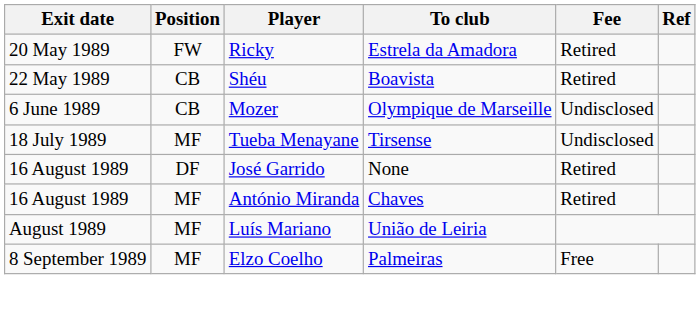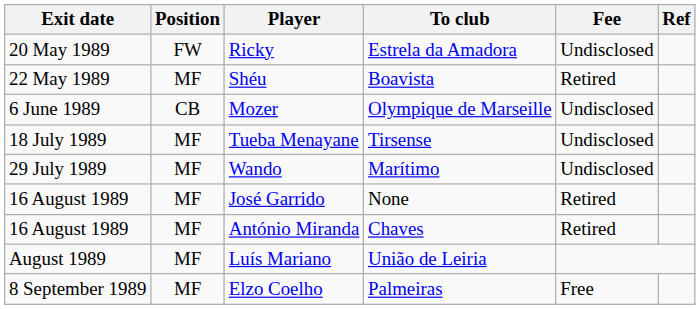(588, 49) Retired -> (607, 49) Undisclosed
(188, 79) CB -> (188, 79) MF
+ row: (255, 169)
(188, 169) DF -> (188, 199) MF
